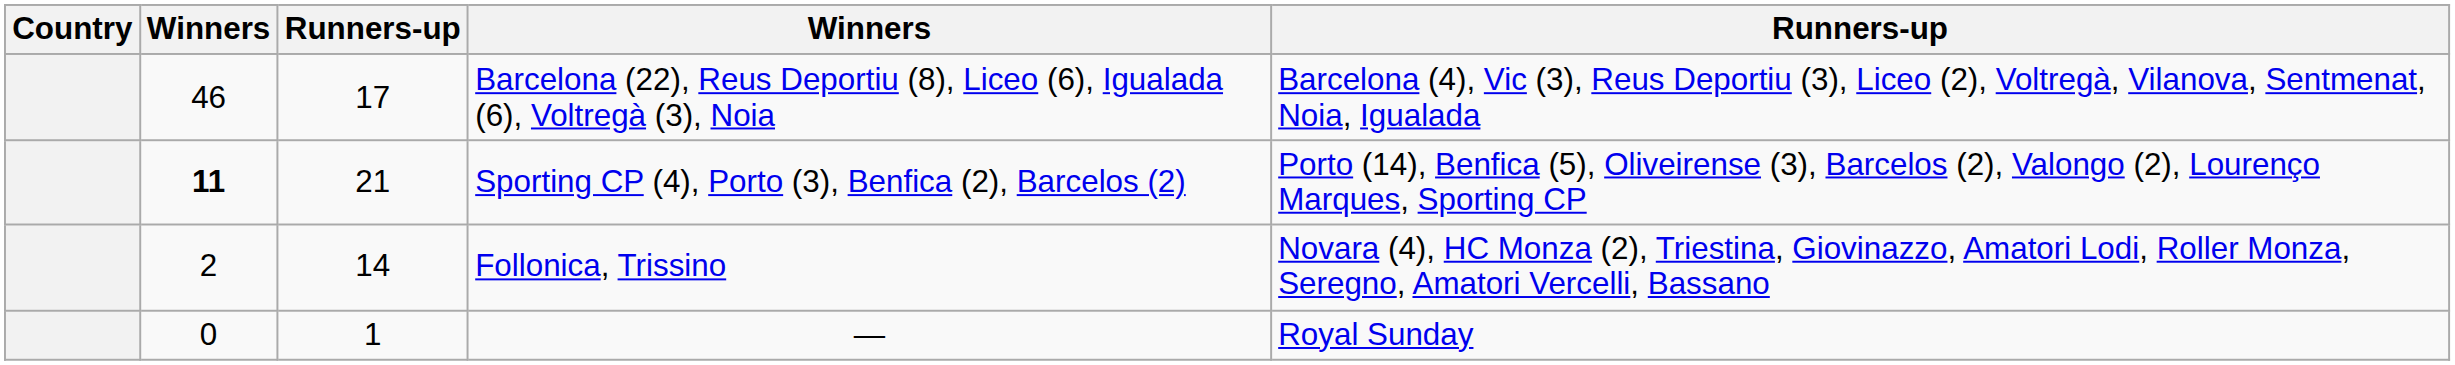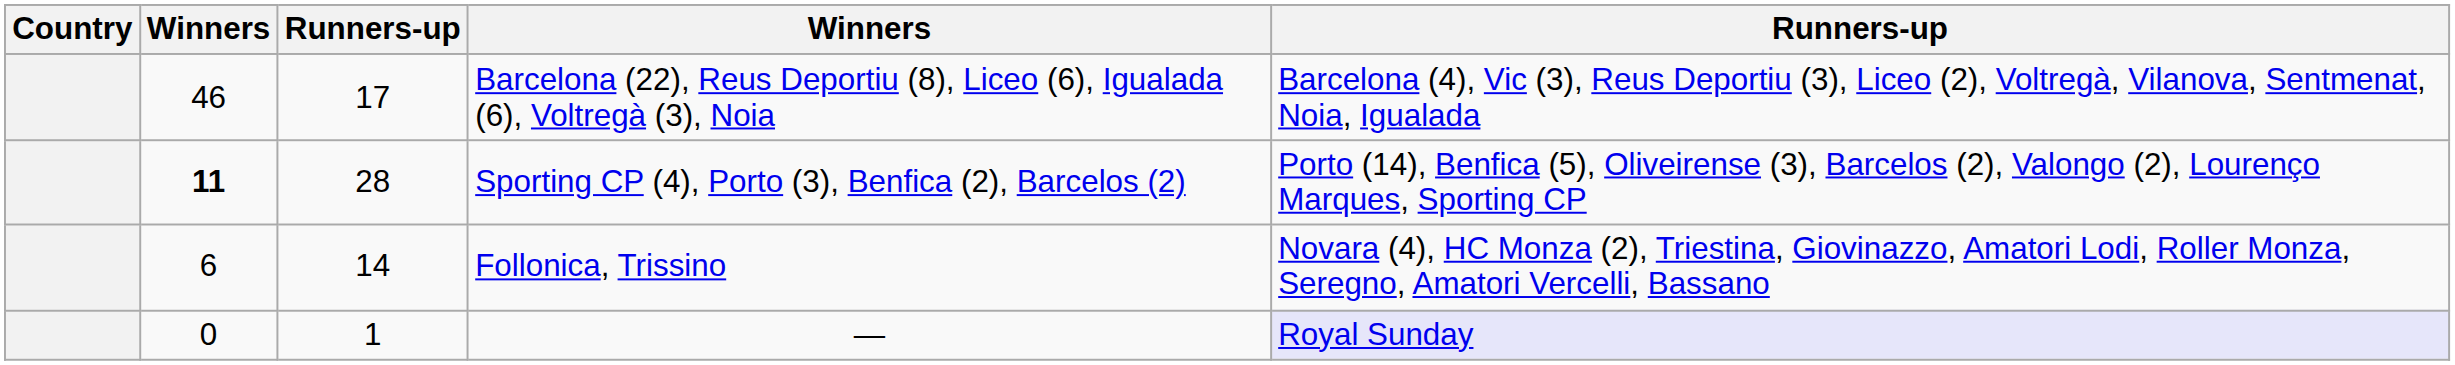(373, 181) 21 -> (373, 181) 28
(209, 266) 2 -> (209, 266) 6
(1376, 334) no background -> (1376, 334) lavender background
